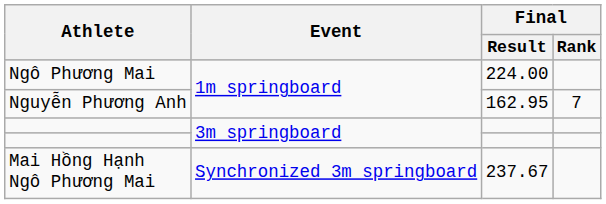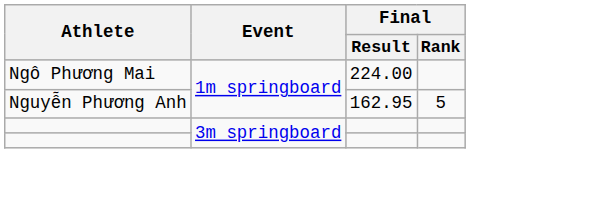(576, 104) 7 -> (441, 104) 5
- row: (82, 173)
